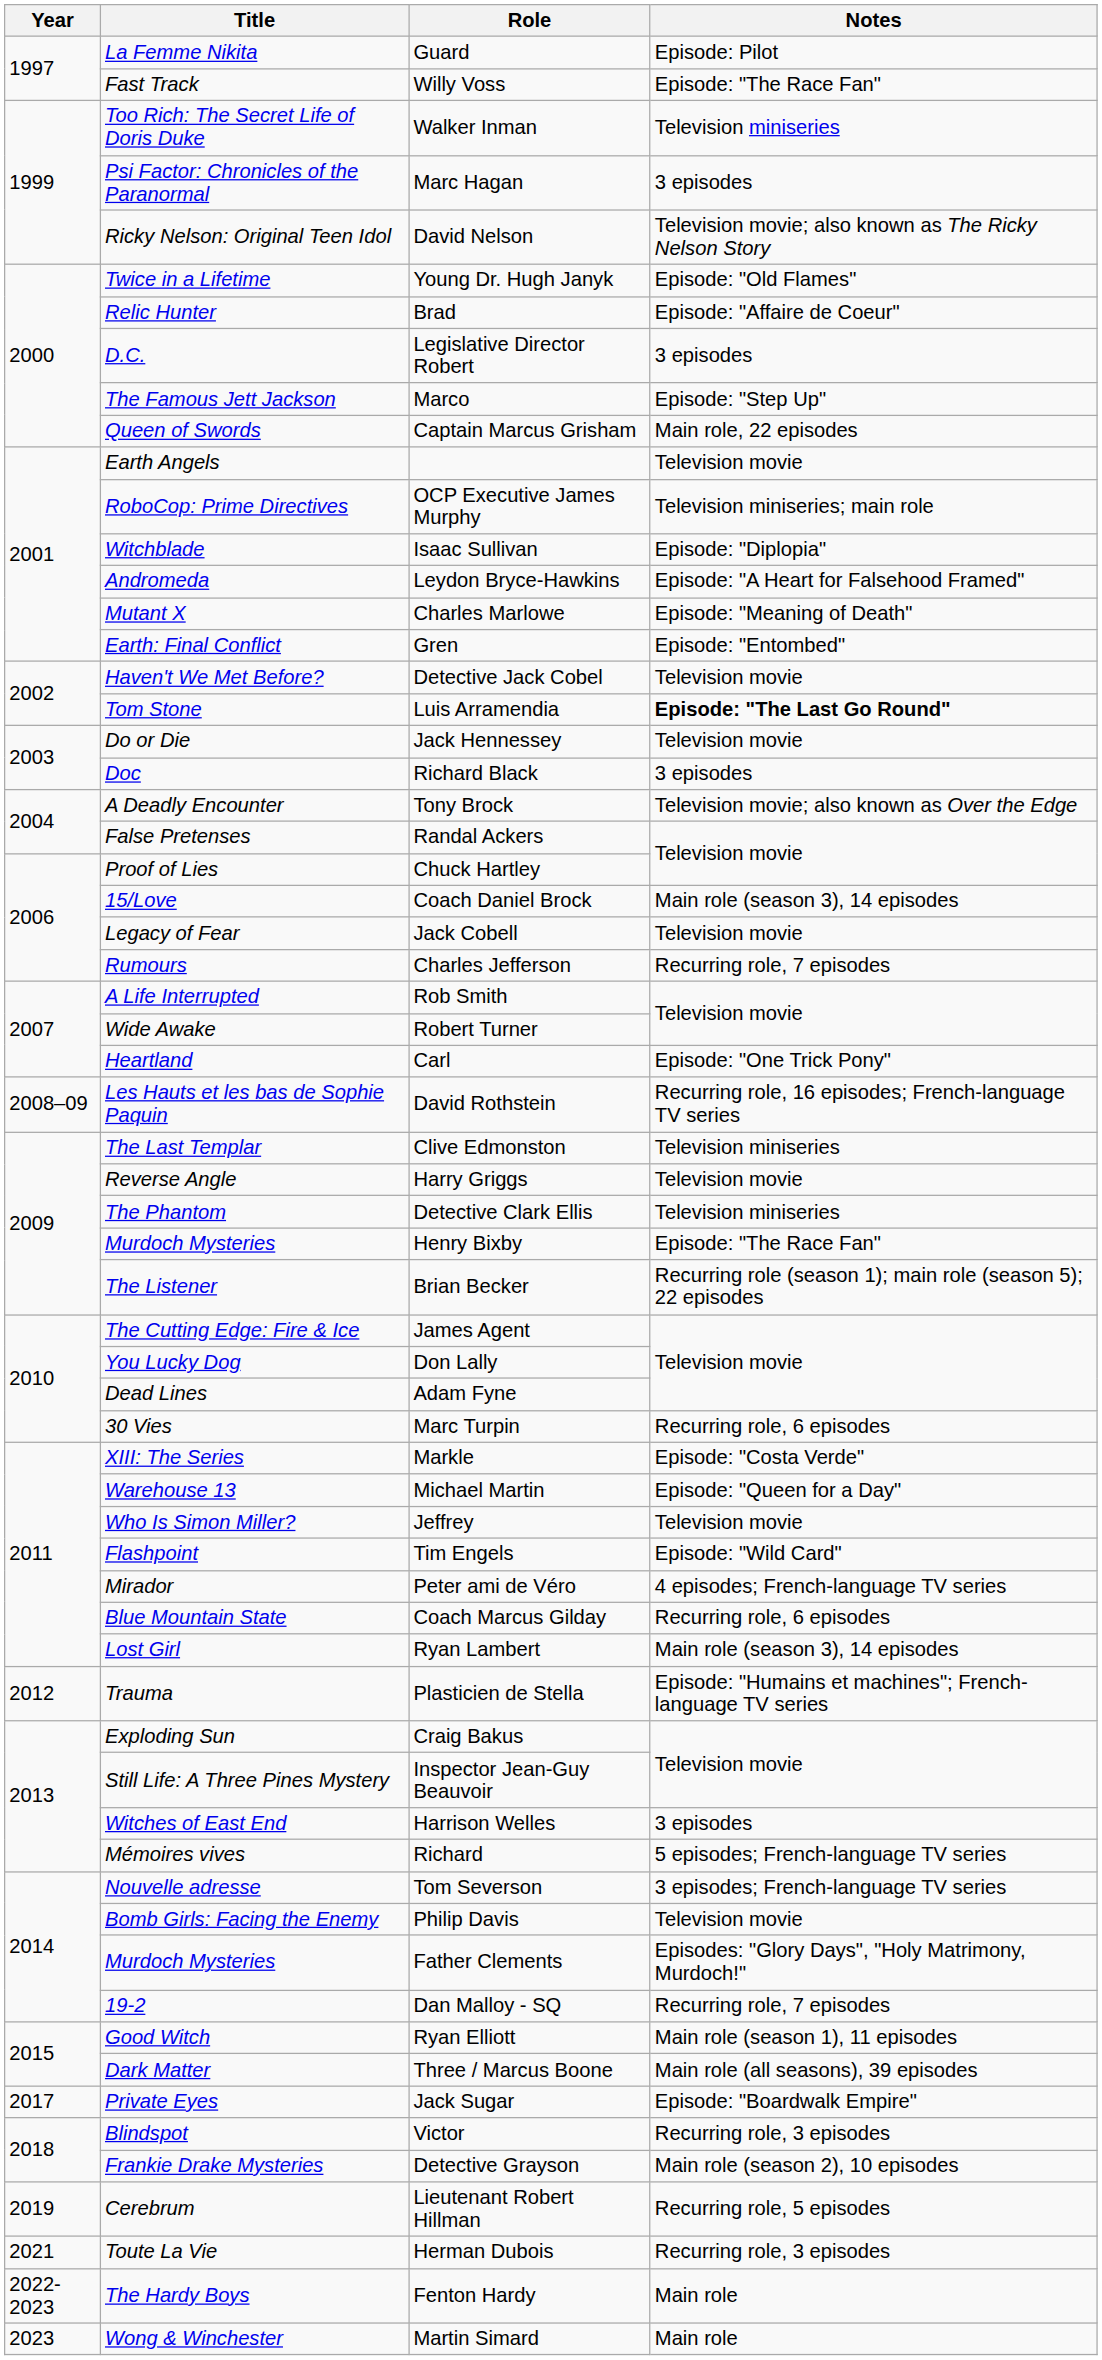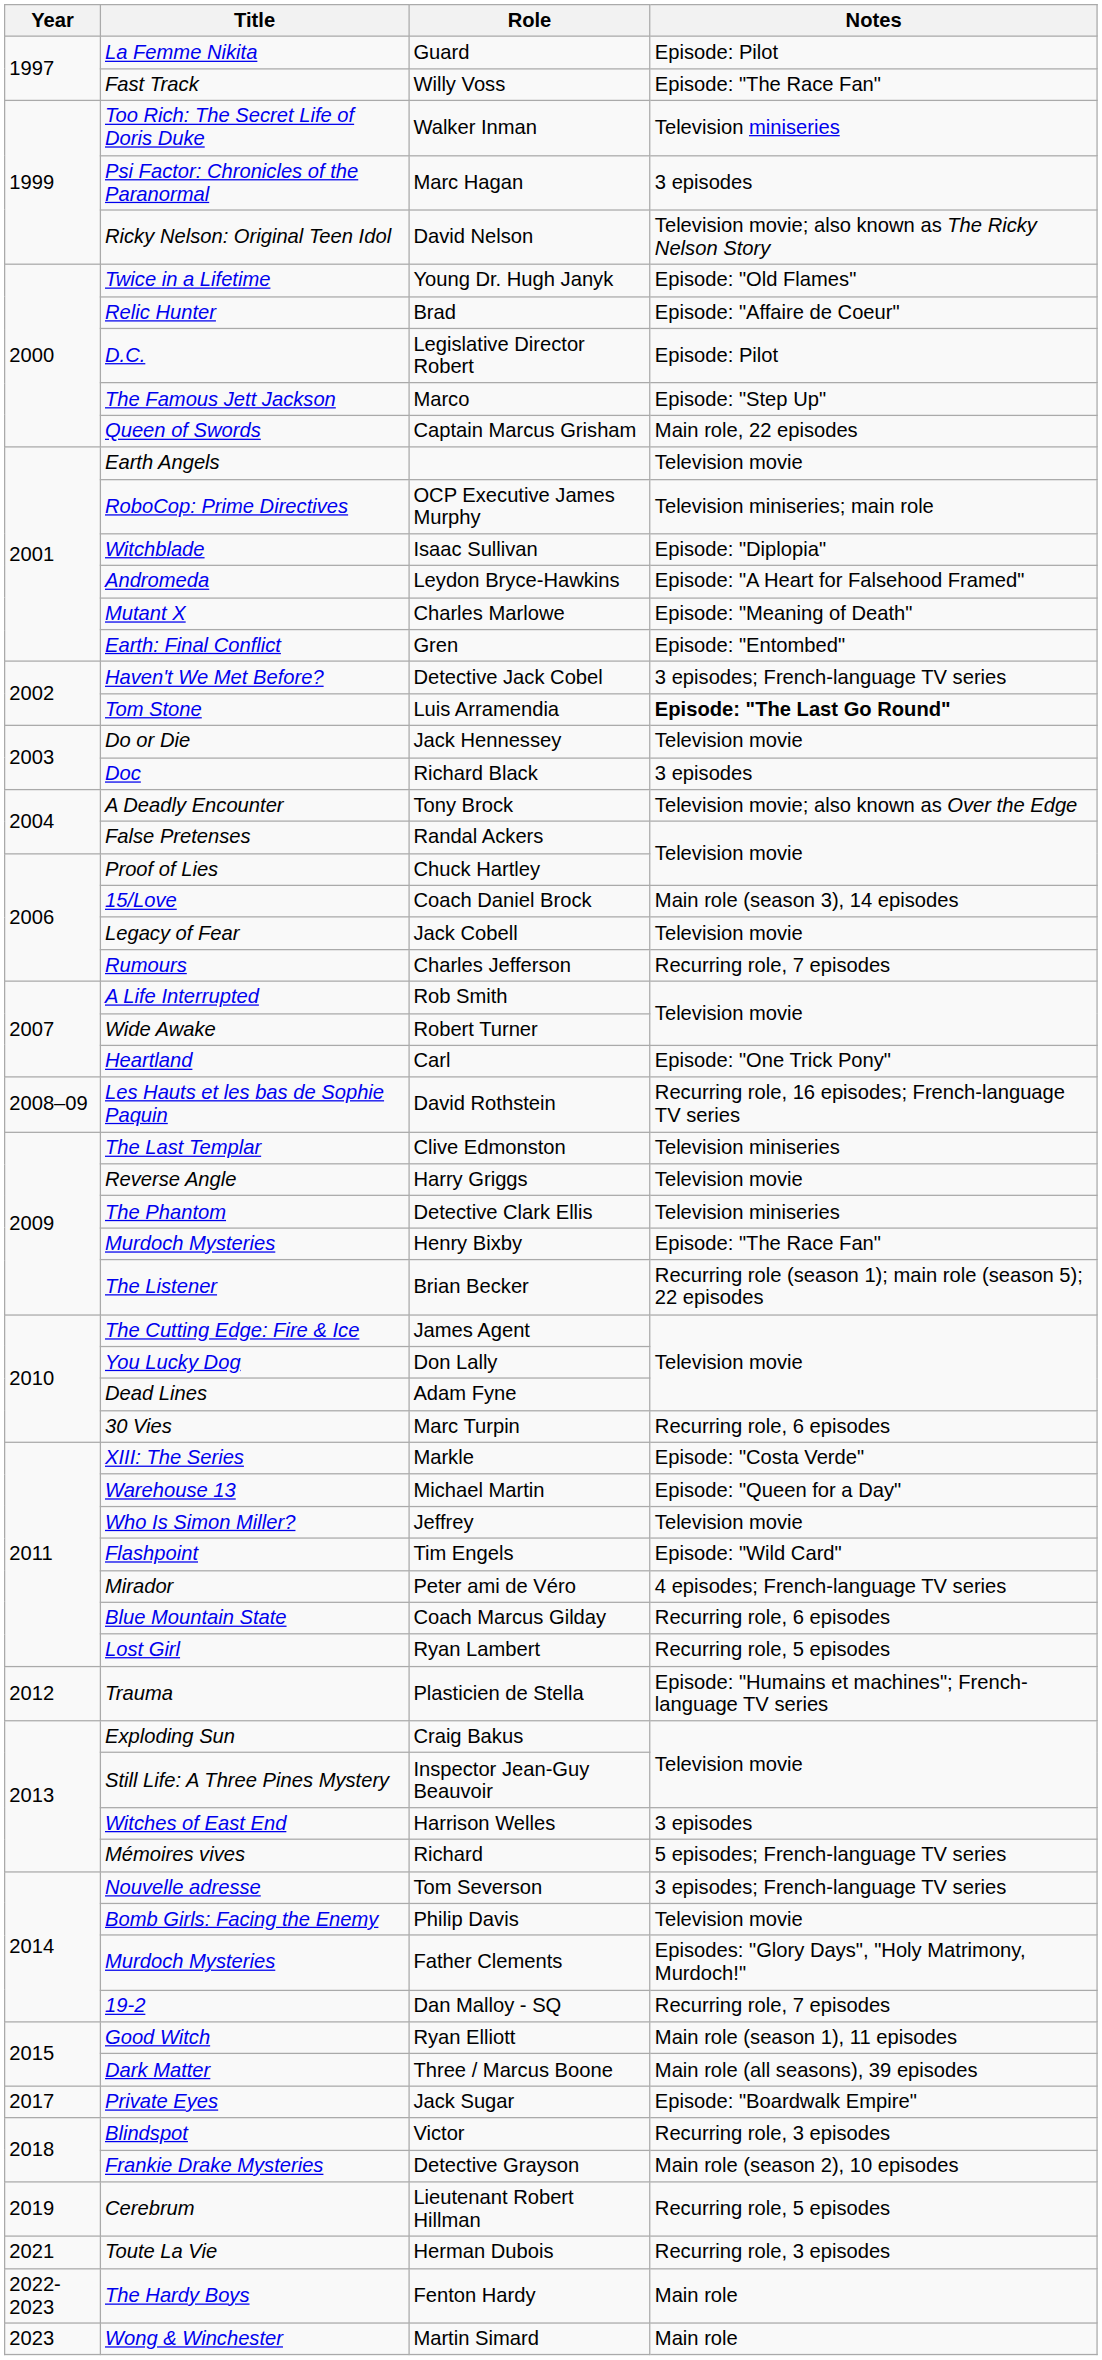(704, 355) 3 episodes -> (716, 355) Episode: Pilot
(729, 677) Television movie -> (831, 677) 3 episodes; French-language TV series
(807, 1649) Main role (season 3), 14 episodes -> (773, 1649) Recurring role, 5 episodes
